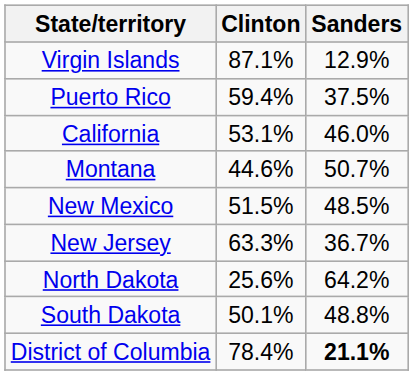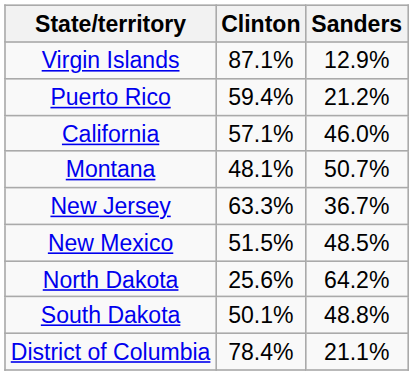(357, 97) 37.5% -> (357, 97) 21.2%
(261, 133) 53.1% -> (261, 133) 57.1%
(261, 170) 44.6% -> (261, 170) 48.1%
rows swapped: (111, 242) <-> (111, 206)
(357, 352) bold -> (357, 352) normal
